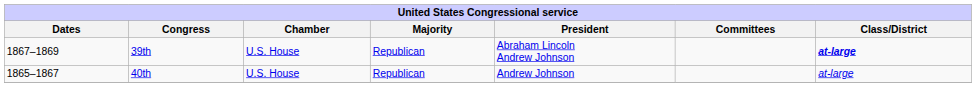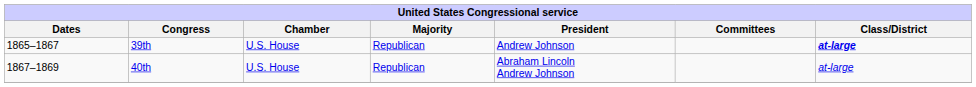(33, 51) 1867–1869 -> (33, 45) 1865–1867
(536, 51) Abraham Lincoln Andrew Johnson -> (536, 45) Andrew Johnson
(33, 73) 1865–1867 -> (33, 68) 1867–1869
(536, 73) Andrew Johnson -> (536, 68) Abraham Lincoln Andrew Johnson
